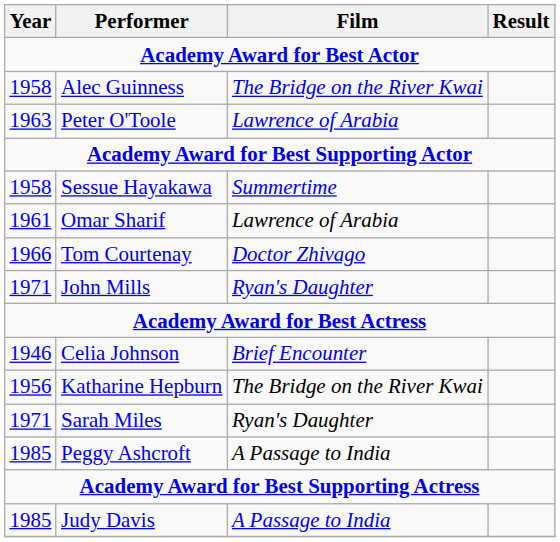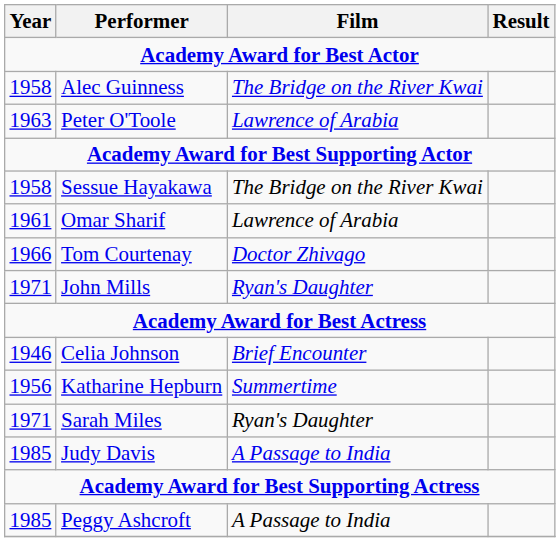(284, 187) Summertime -> (357, 187) The Bridge on the River Kwai
(357, 386) The Bridge on the River Kwai -> (284, 386) Summertime
rows swapped: (108, 519) <-> (126, 453)
